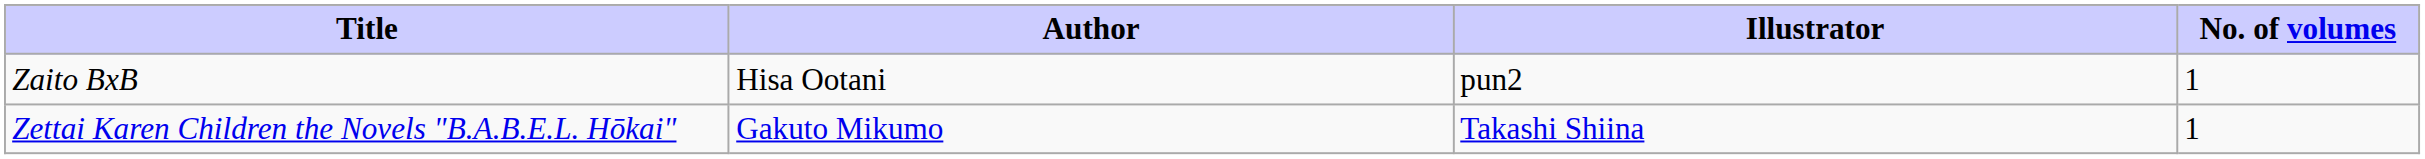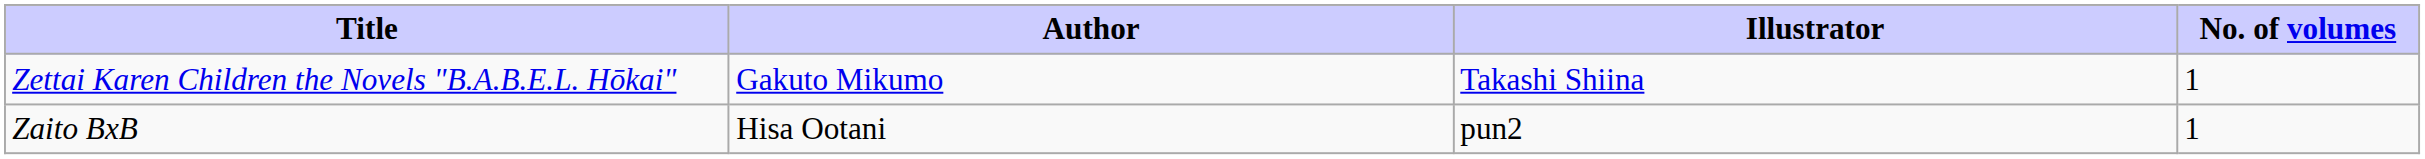rows swapped: (75, 78) <-> (344, 128)
